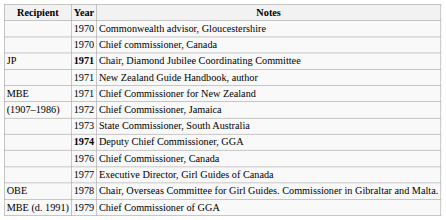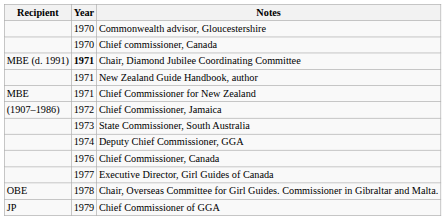(12, 61) JP -> (38, 61) MBE (d. 1991)
(84, 142) bold -> (84, 142) normal
(38, 207) MBE (d. 1991) -> (12, 207) JP
